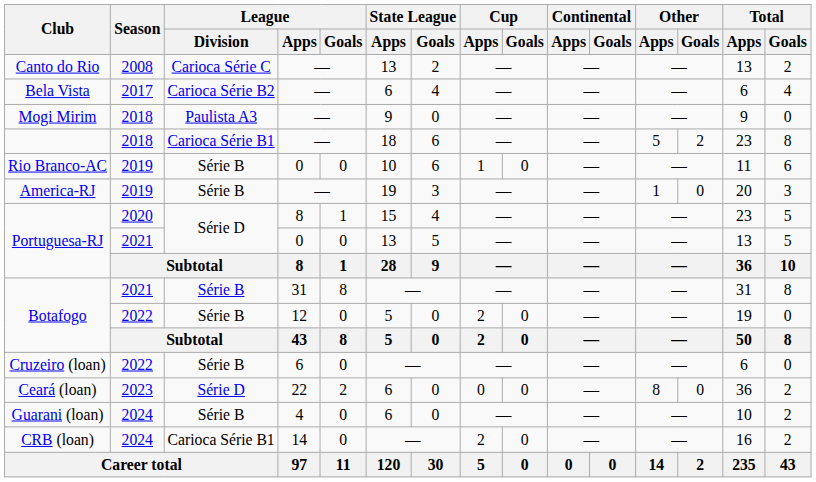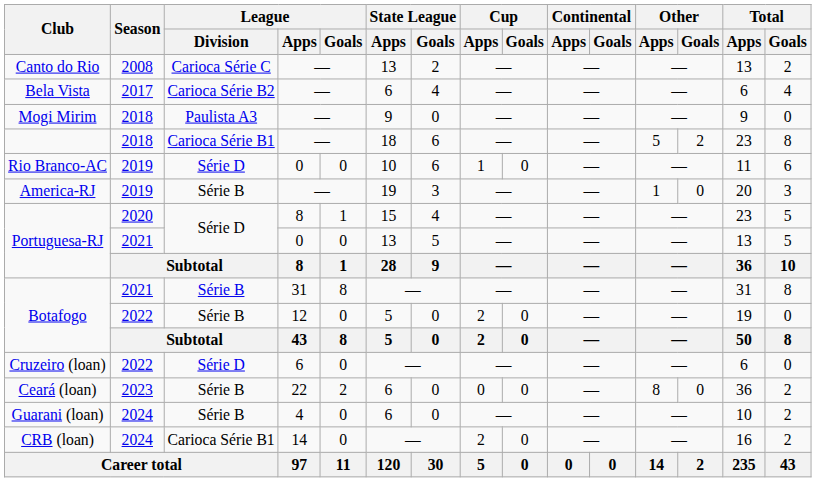(221, 166) Série B -> (221, 166) Série D
(221, 365) Série B -> (221, 365) Série D
(221, 389) Série D -> (221, 389) Série B
